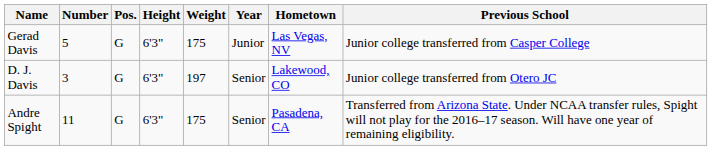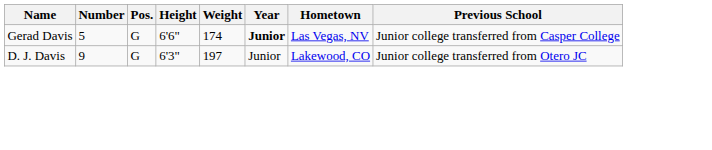(153, 42) 6'3" -> (170, 35) 6'6"
(196, 42) 175 -> (212, 35) 174
(248, 42) normal -> (267, 35) bold
(65, 77) 3 -> (82, 55) 9
(249, 77) Senior -> (264, 55) Junior
- row: (24, 120)
